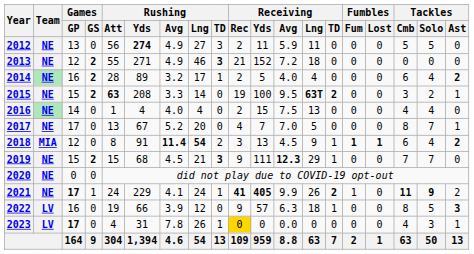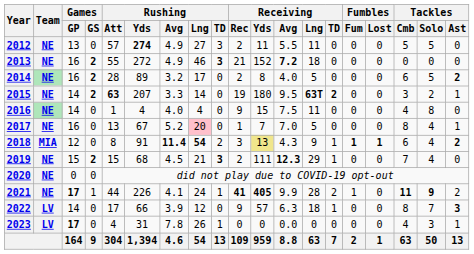(113, 45) 56 -> (113, 45) 57
(288, 45) 5.9 -> (288, 45) 5.5
(74, 61) 12 -> (74, 61) 16
(142, 61) 271 -> (142, 61) 272
(288, 61) normal -> (288, 61) bold
(220, 78) 1 -> (220, 78) 0
(262, 78) 5 -> (262, 78) 8
(314, 78) 4 -> (314, 78) 5
(431, 78) 4 -> (431, 78) 5
(74, 94) 15 -> (74, 94) 14
(142, 94) 208 -> (142, 94) 207
(262, 94) 100 -> (262, 94) 180
(240, 110) 2 -> (240, 110) 9
(314, 110) 13 -> (314, 110) 11
(431, 110) 4 -> (431, 110) 8
(74, 127) 17 -> (74, 127) 16
(200, 127) no background -> (200, 127) pink background
(240, 127) 4 -> (240, 127) 1
(431, 127) 7 -> (431, 127) 4
(262, 143) no background -> (262, 143) khaki background
(288, 143) 4.5 -> (288, 143) 4.3
(240, 159) 9 -> (240, 159) 2
(431, 159) 7 -> (431, 159) 4
(113, 192) 24 -> (113, 192) 44
(142, 192) 229 -> (142, 192) 226
(314, 192) 26 -> (314, 192) 28
(334, 192) bold -> (334, 192) normal
(74, 208) 16 -> (74, 208) 14
(113, 208) 19 -> (113, 208) 17
(431, 208) 5 -> (431, 208) 7
(240, 225) gold background -> (240, 225) no background
